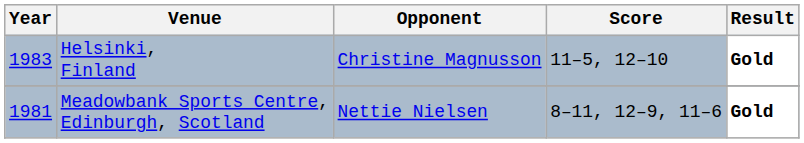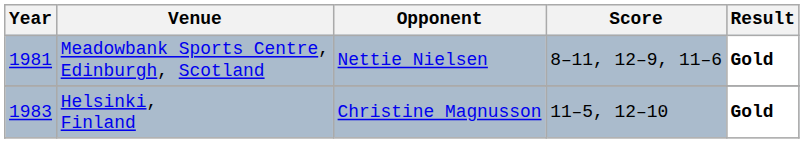rows swapped: (195, 112) <-> (109, 60)
